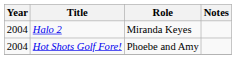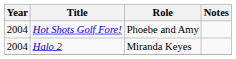rows swapped: (77, 46) <-> (47, 29)
